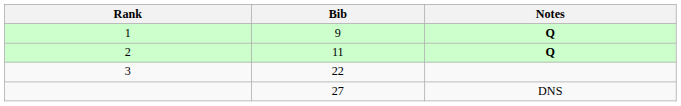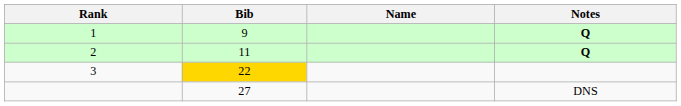+ column: (401, 14)
(338, 71) no background -> (244, 71) gold background
